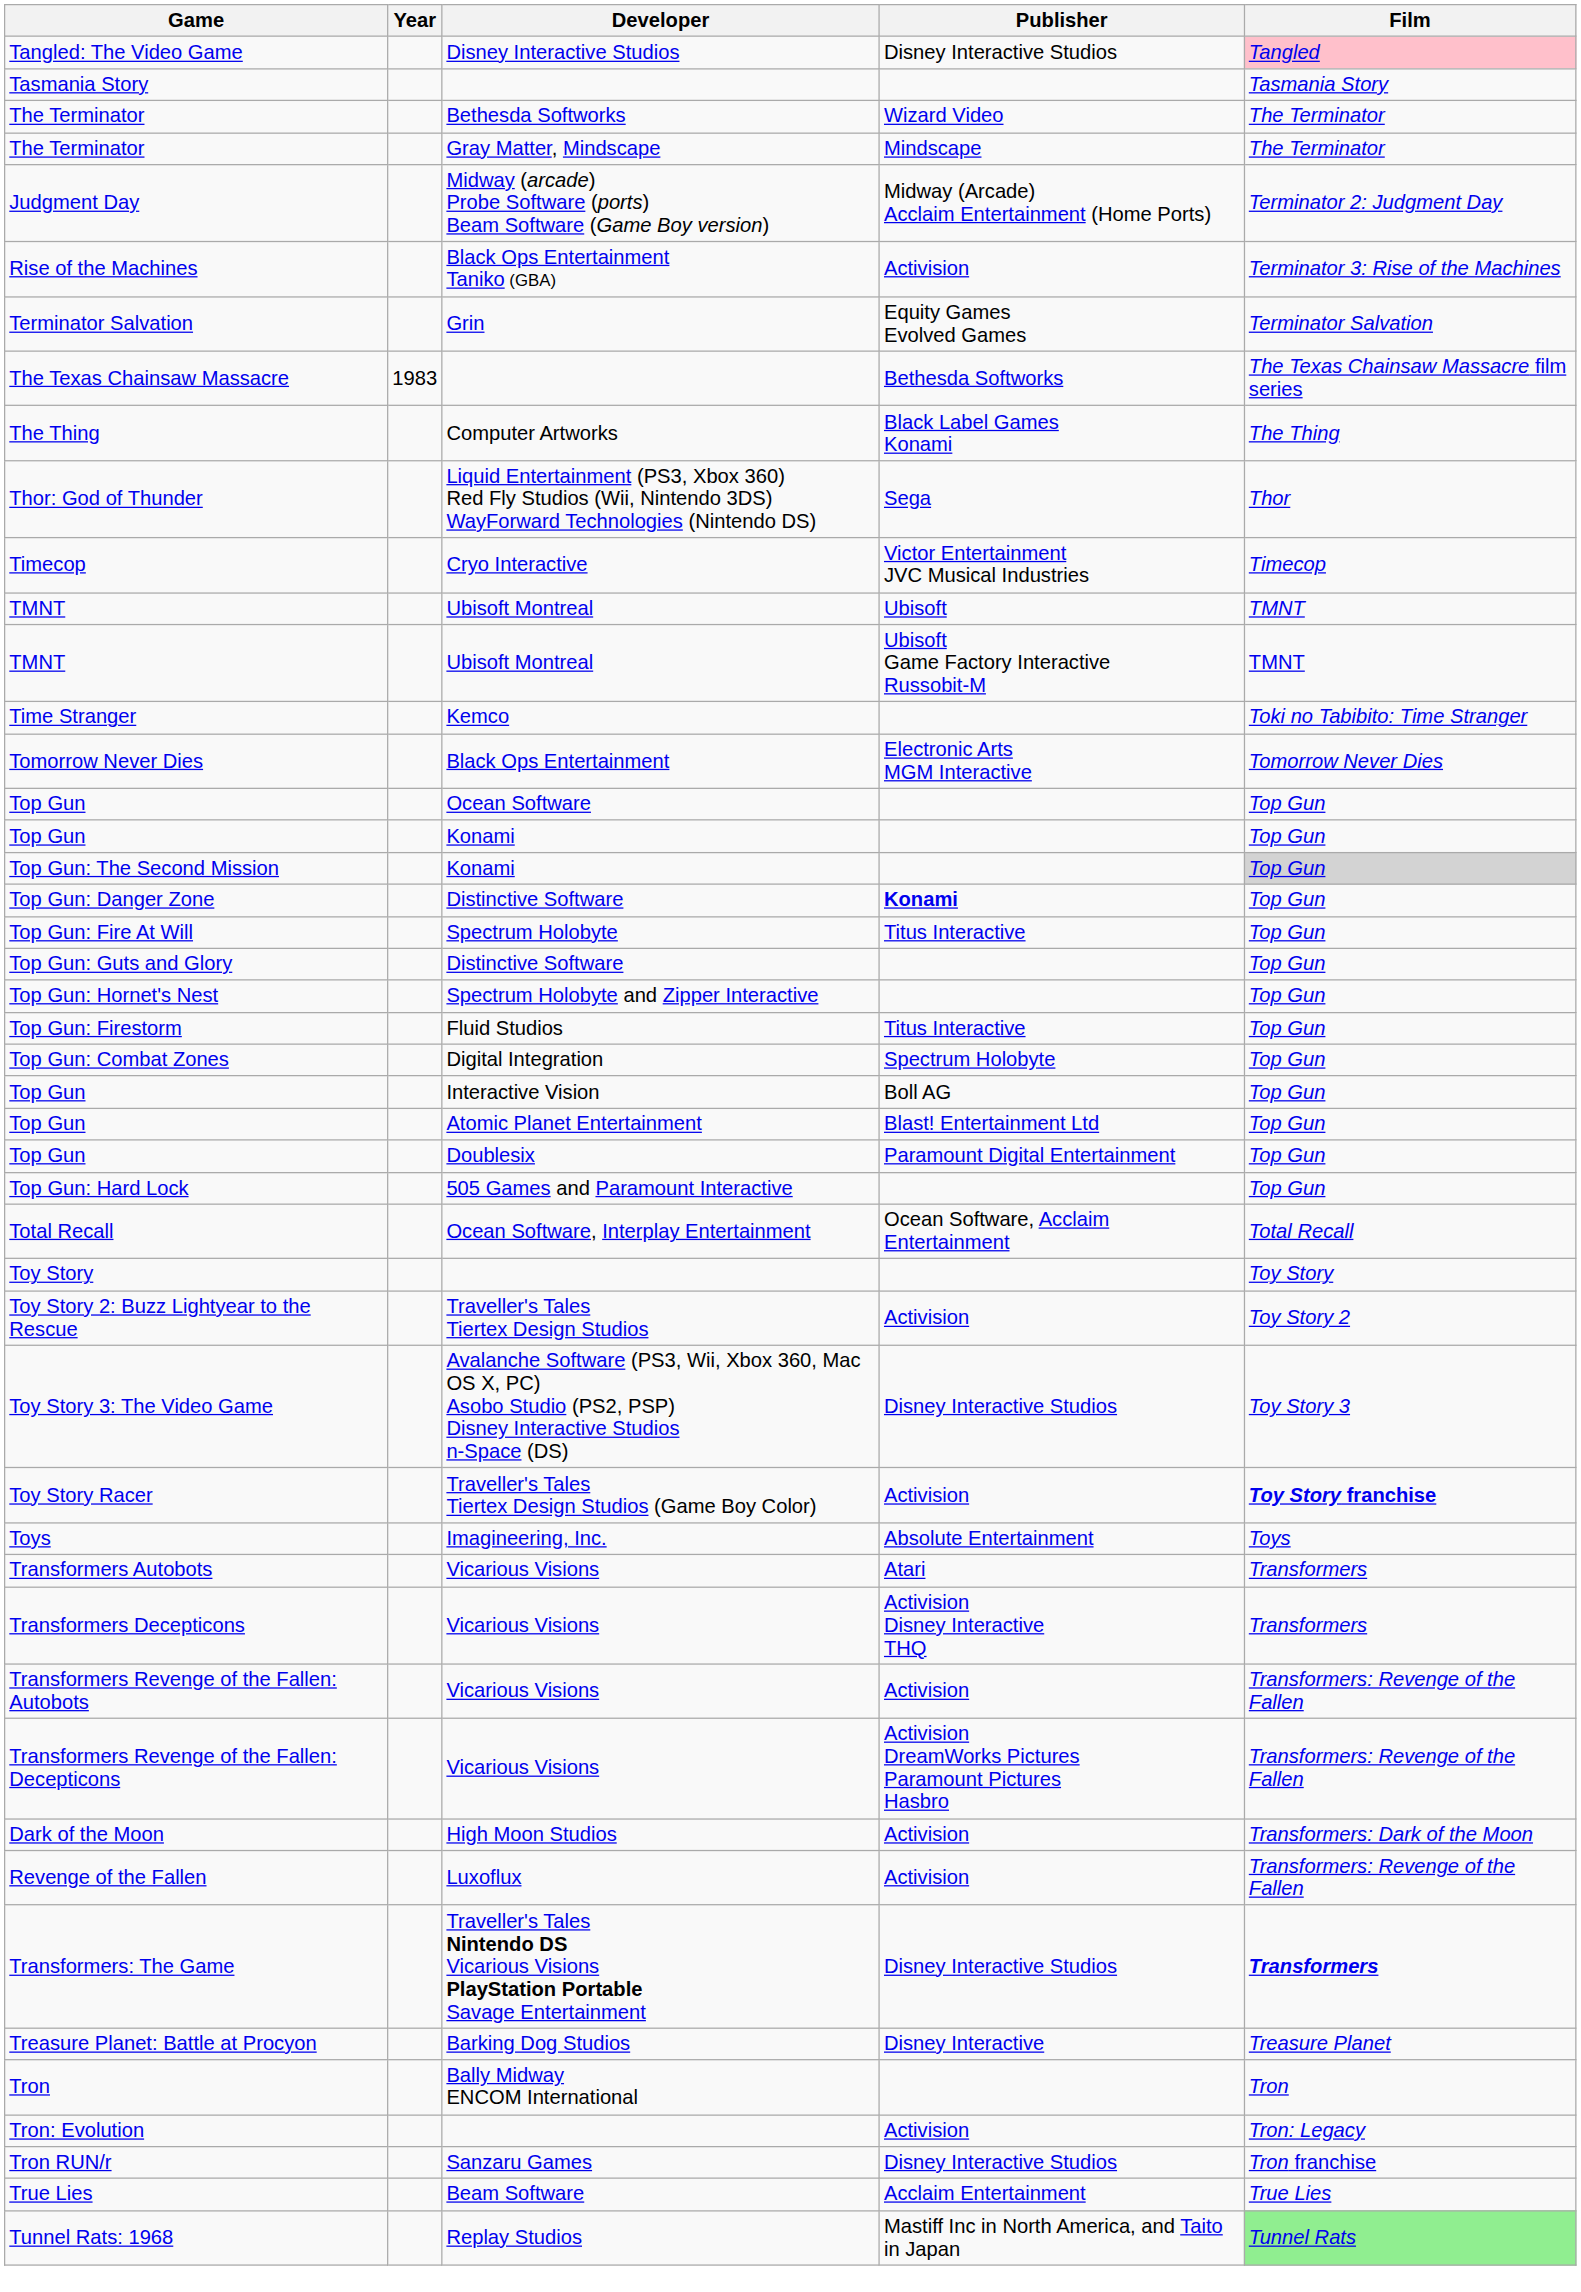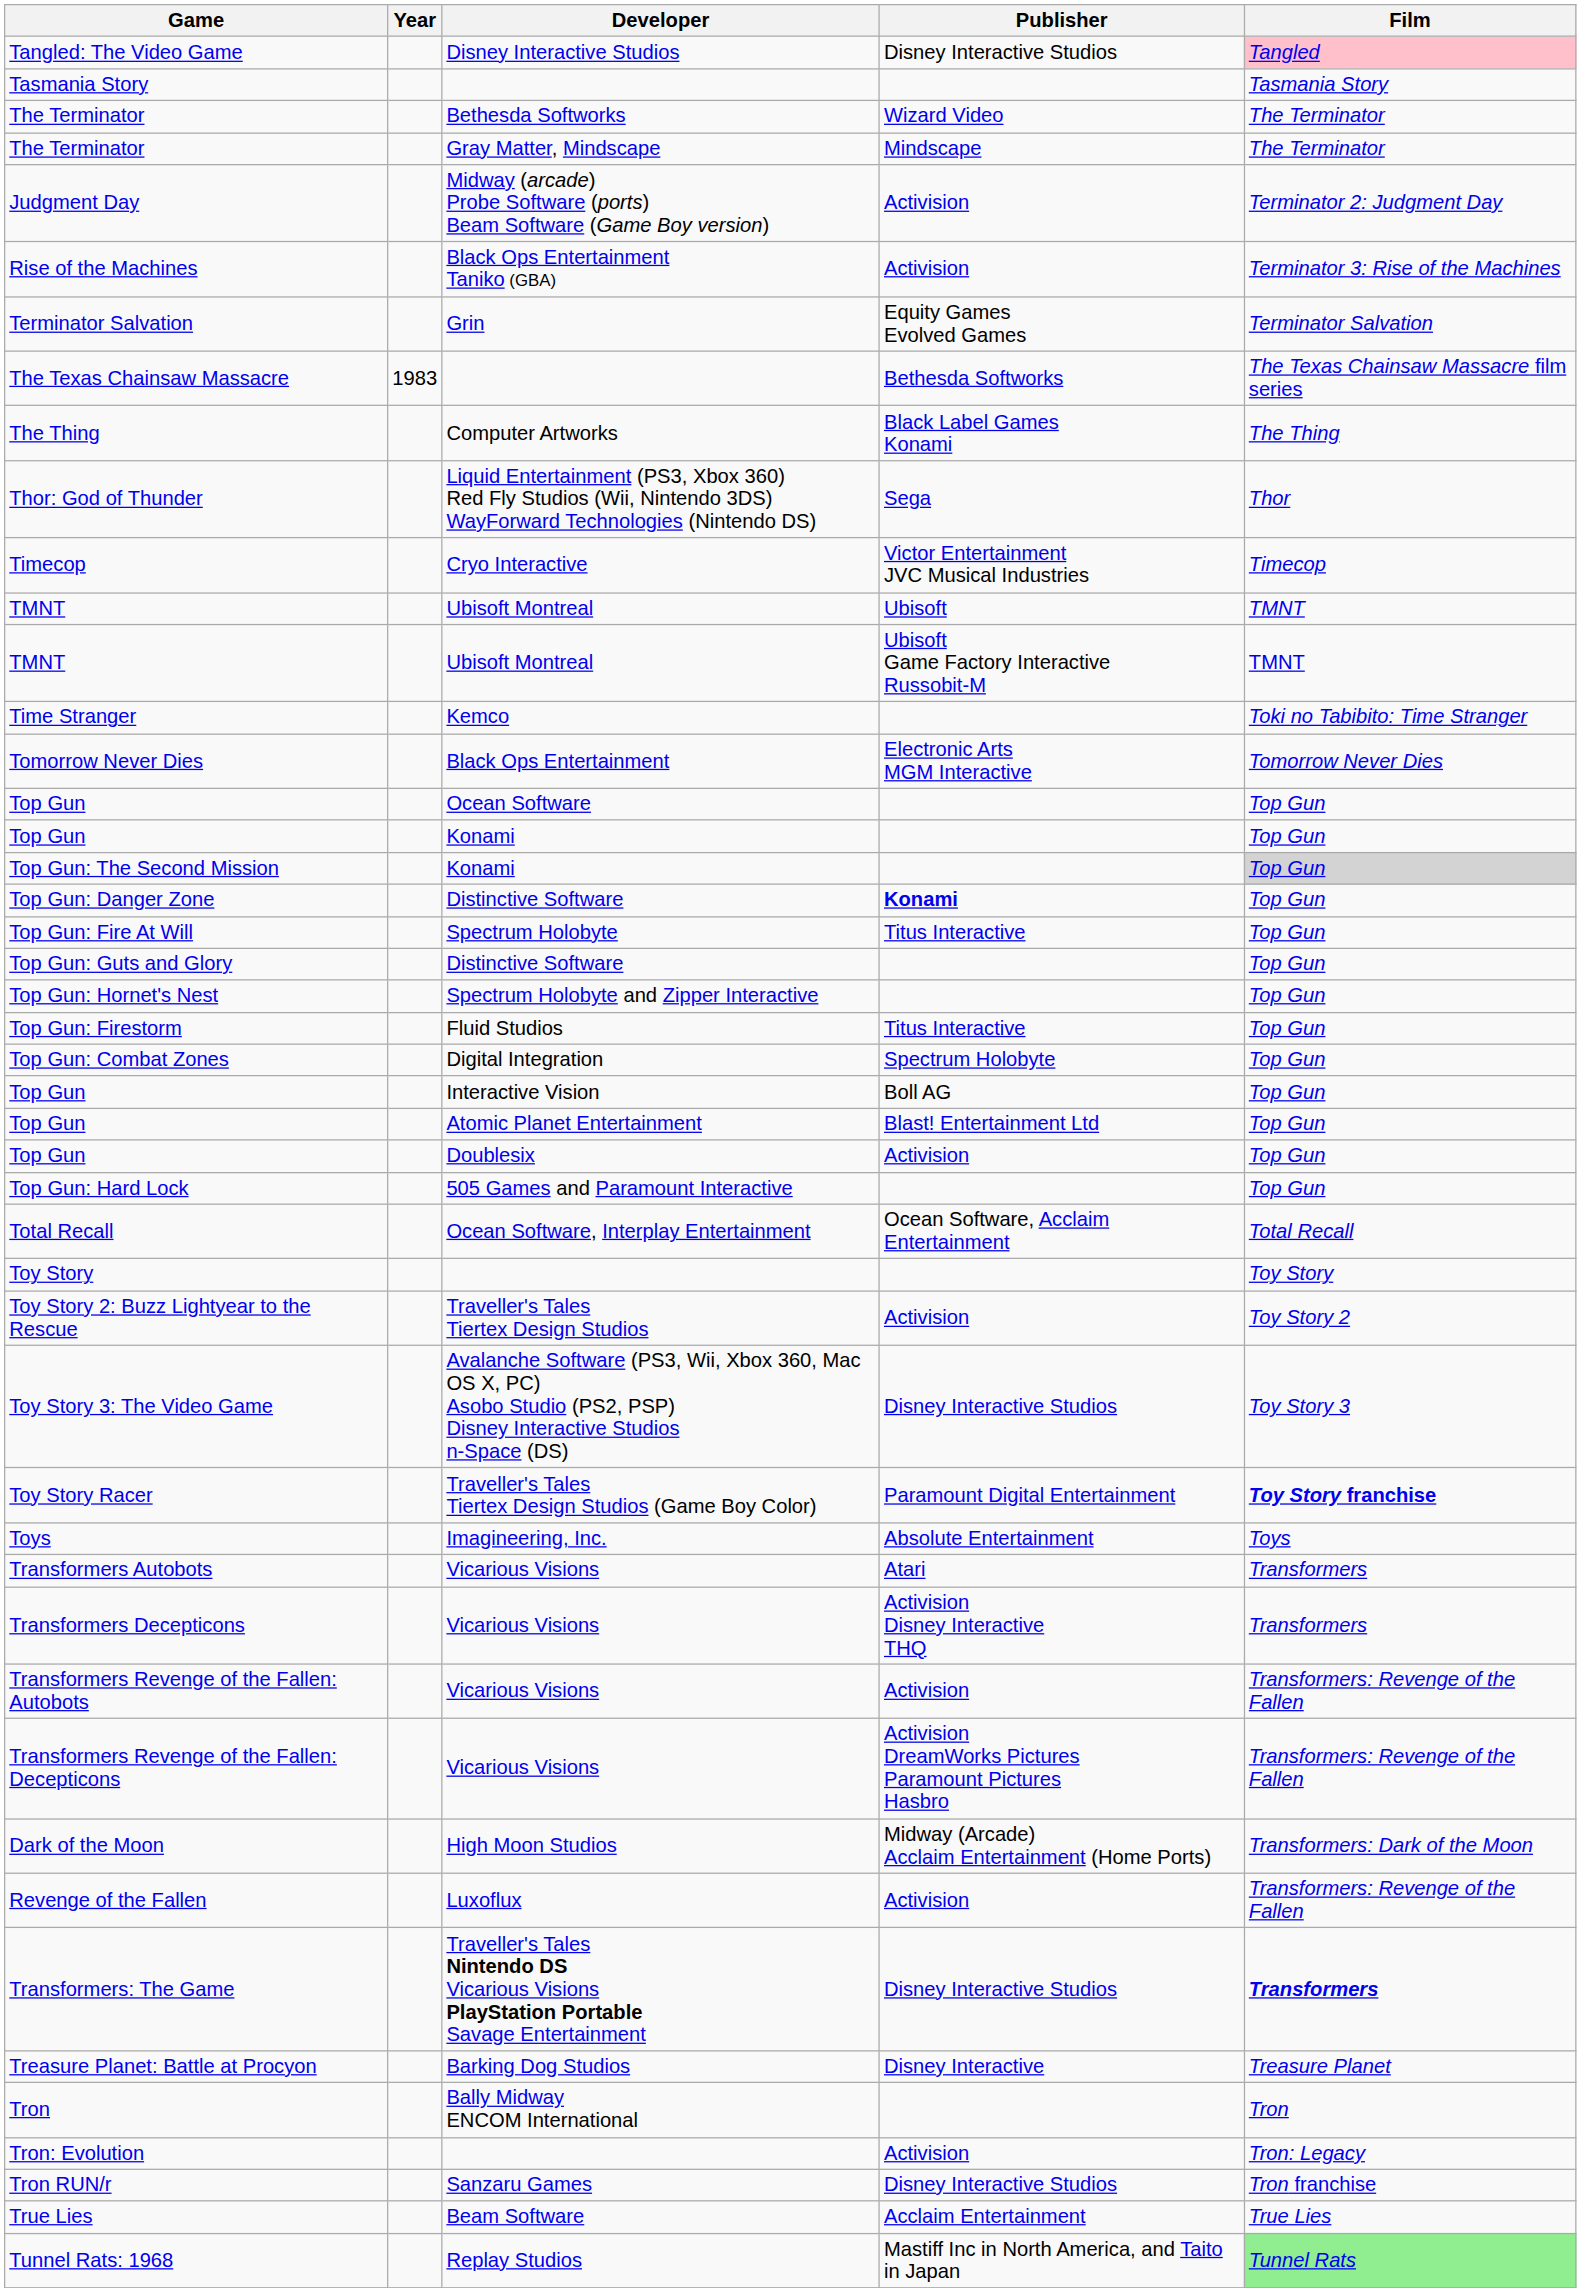(1048, 203) Midway (Arcade) Acclaim Entertainment (Home Ports) -> (927, 203) Activision
(1030, 1155) Paramount Digital Entertainment -> (927, 1155) Activision
(927, 1495) Activision -> (1030, 1495) Paramount Digital Entertainment
(927, 1834) Activision -> (1048, 1845) Midway (Arcade) Acclaim Entertainment (Home Ports)
